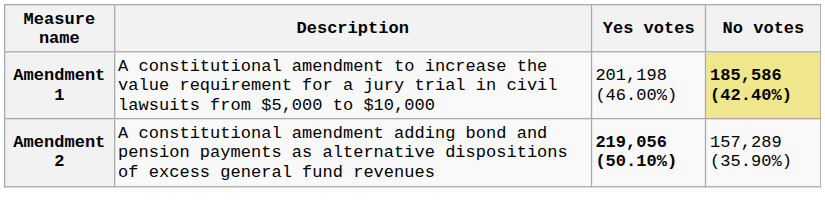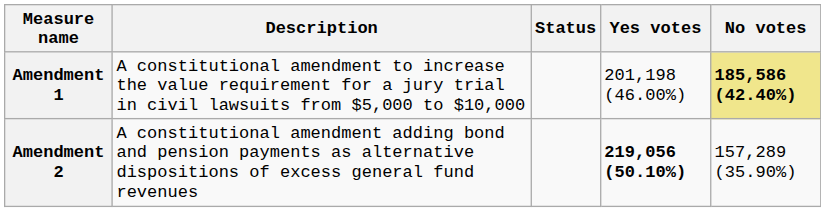+ column: (566, 28)
